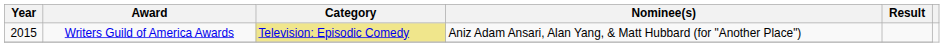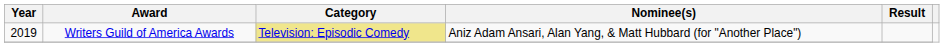(24, 32) 2015 -> (24, 32) 2019
